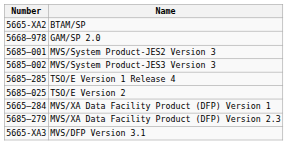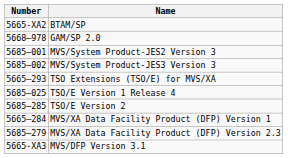+ row: (133, 79)
(26, 79) 5685–285 -> (26, 92) 5685–025
(26, 92) 5685–025 -> (26, 106) 5685–285
